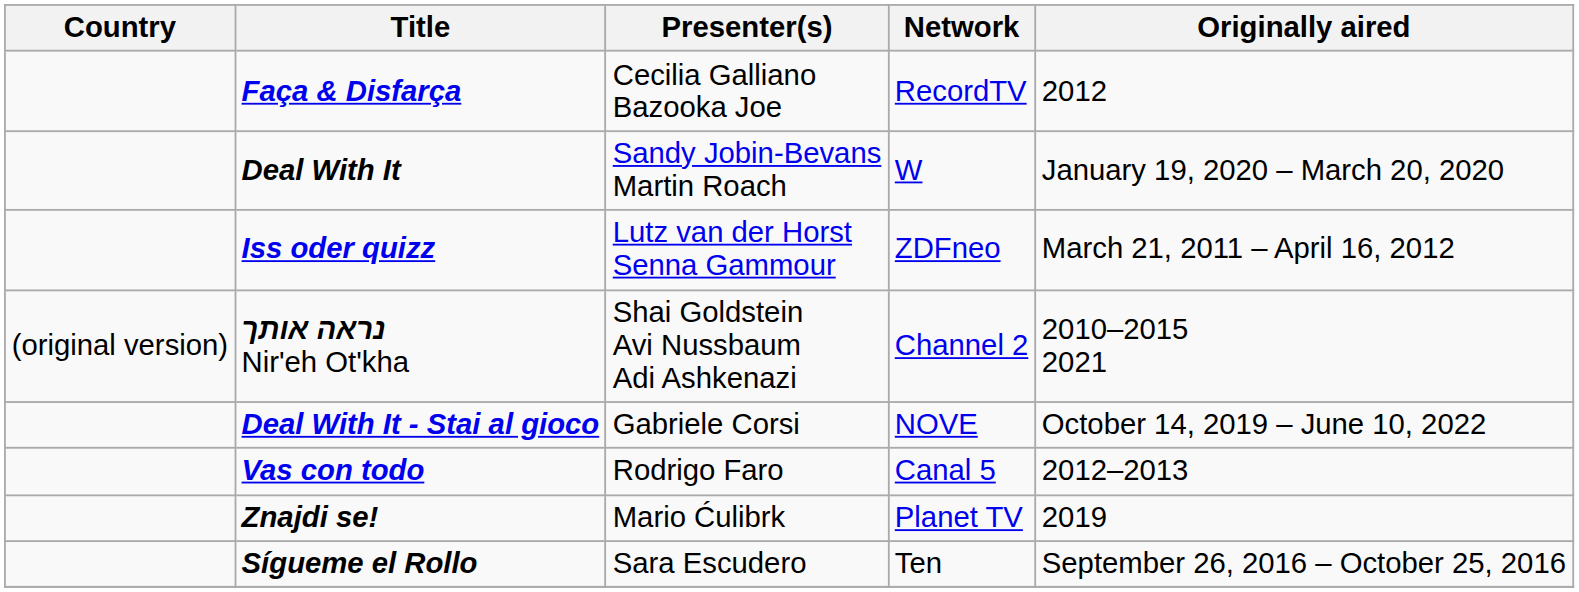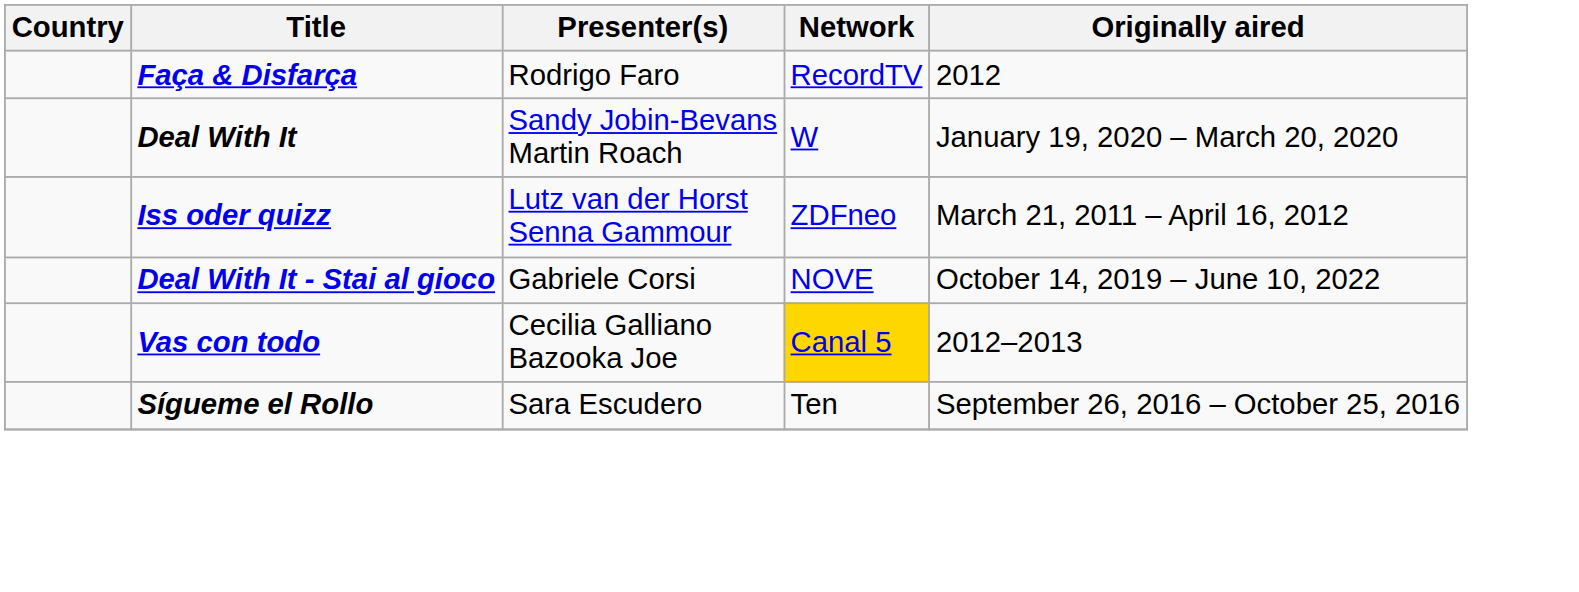(714, 90) Cecilia Galliano Bazooka Joe -> (594, 74) Rodrigo Faro
- row: (325, 345)
(698, 471) Rodrigo Faro -> (610, 342) Cecilia Galliano Bazooka Joe
(945, 471) no background -> (841, 342) gold background
- row: (310, 517)
